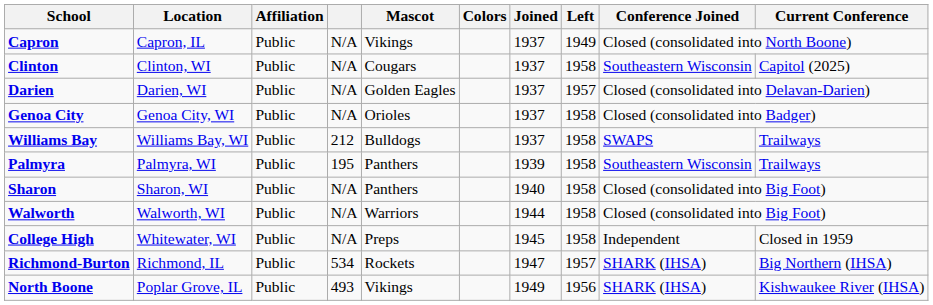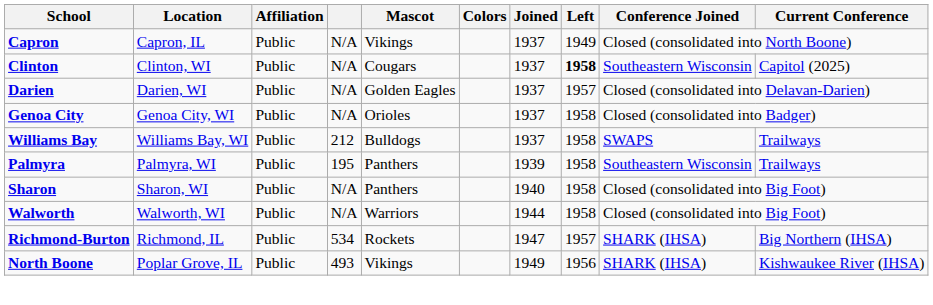(580, 66) normal -> (580, 66) bold
- row: (51, 238)
